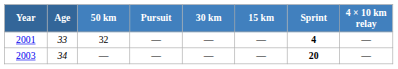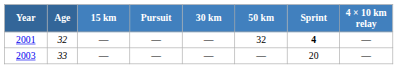columns swapped: (261, 18) <-> (104, 18)
(62, 40) 33 -> (62, 40) 32
(62, 56) 34 -> (62, 56) 33
(314, 56) bold -> (314, 56) normal
